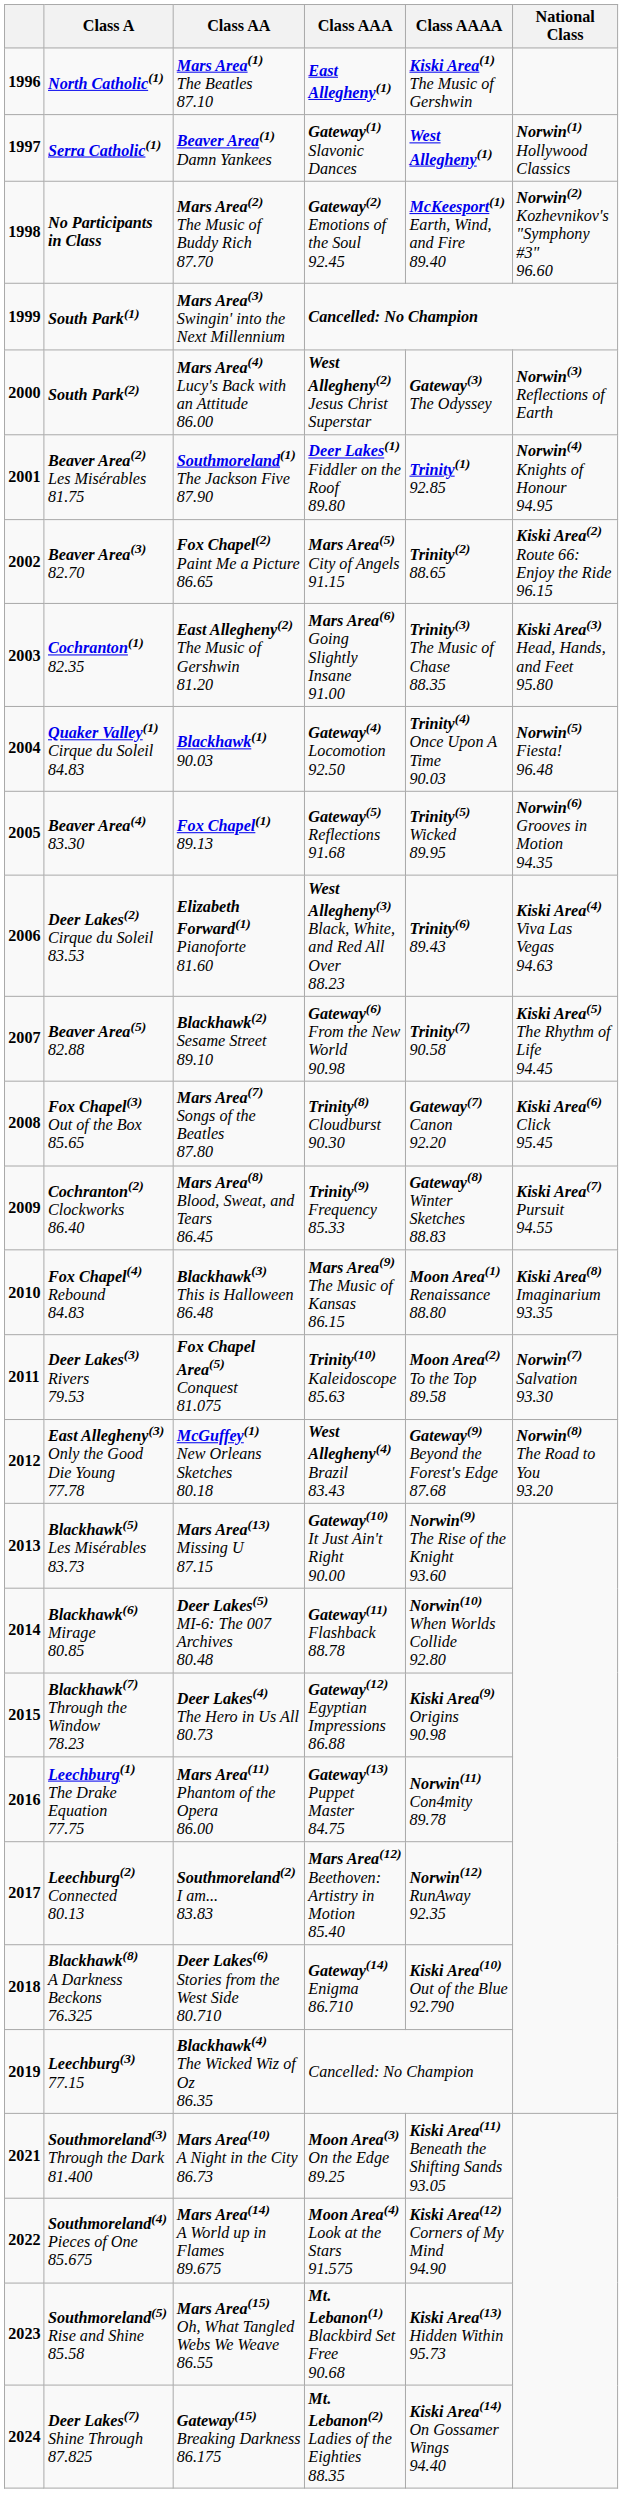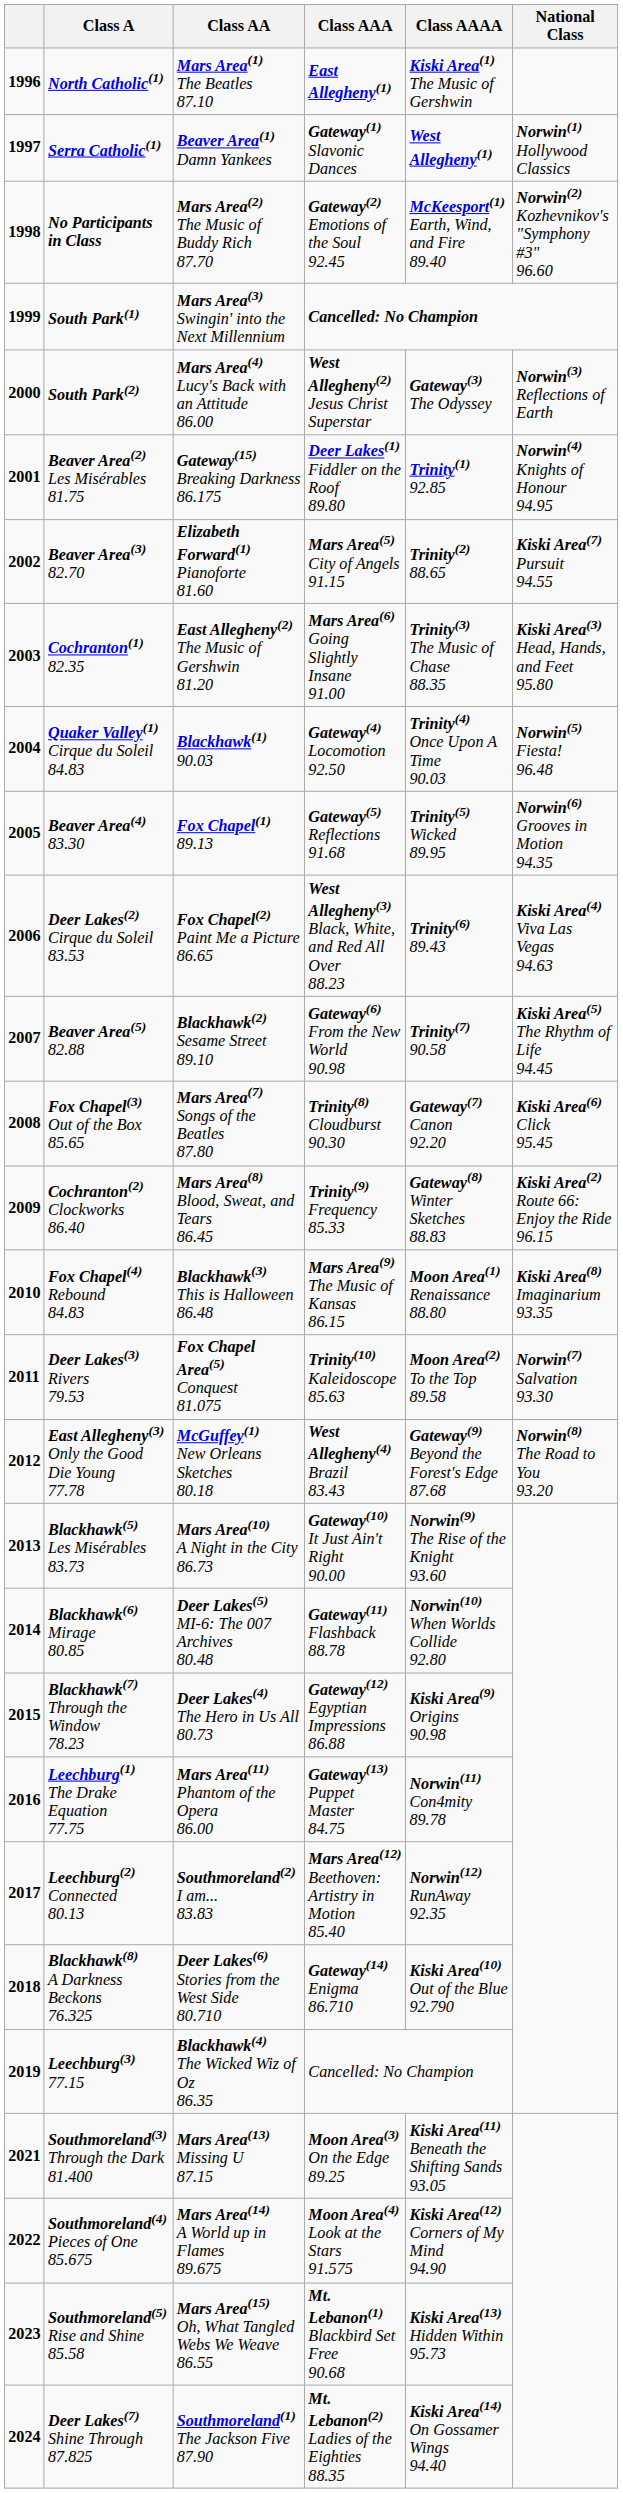(236, 476) Southmoreland(1) The Jackson Five 87.90 -> (239, 476) Gateway(15) Breaking Darkness 86.175
(238, 561) Fox Chapel(2) Paint Me a Picture 86.65 -> (214, 561) Elizabeth Forward(1) Pianoforte 81.60
(564, 561) Kiski Area(2) Route 66: Enjoy the Ride 96.15 -> (559, 561) Kiski Area(7) Pursuit 94.55
(214, 935) Elizabeth Forward(1) Pianoforte 81.60 -> (238, 935) Fox Chapel(2) Paint Me a Picture 86.65
(559, 1207) Kiski Area(7) Pursuit 94.55 -> (564, 1207) Kiski Area(2) Route 66: Enjoy the Ride 96.15
(223, 1545) Mars Area(13) Missing U 87.15 -> (237, 1545) Mars Area(10) A Night in the City 86.73
(237, 2155) Mars Area(10) A Night in the City 86.73 -> (223, 2155) Mars Area(13) Missing U 87.15
(239, 2436) Gateway(15) Breaking Darkness 86.175 -> (236, 2436) Southmoreland(1) The Jackson Five 87.90
